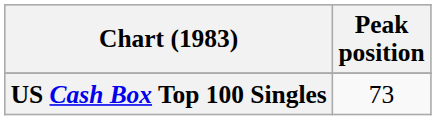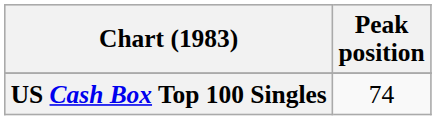(382, 93) 73 -> (382, 93) 74
